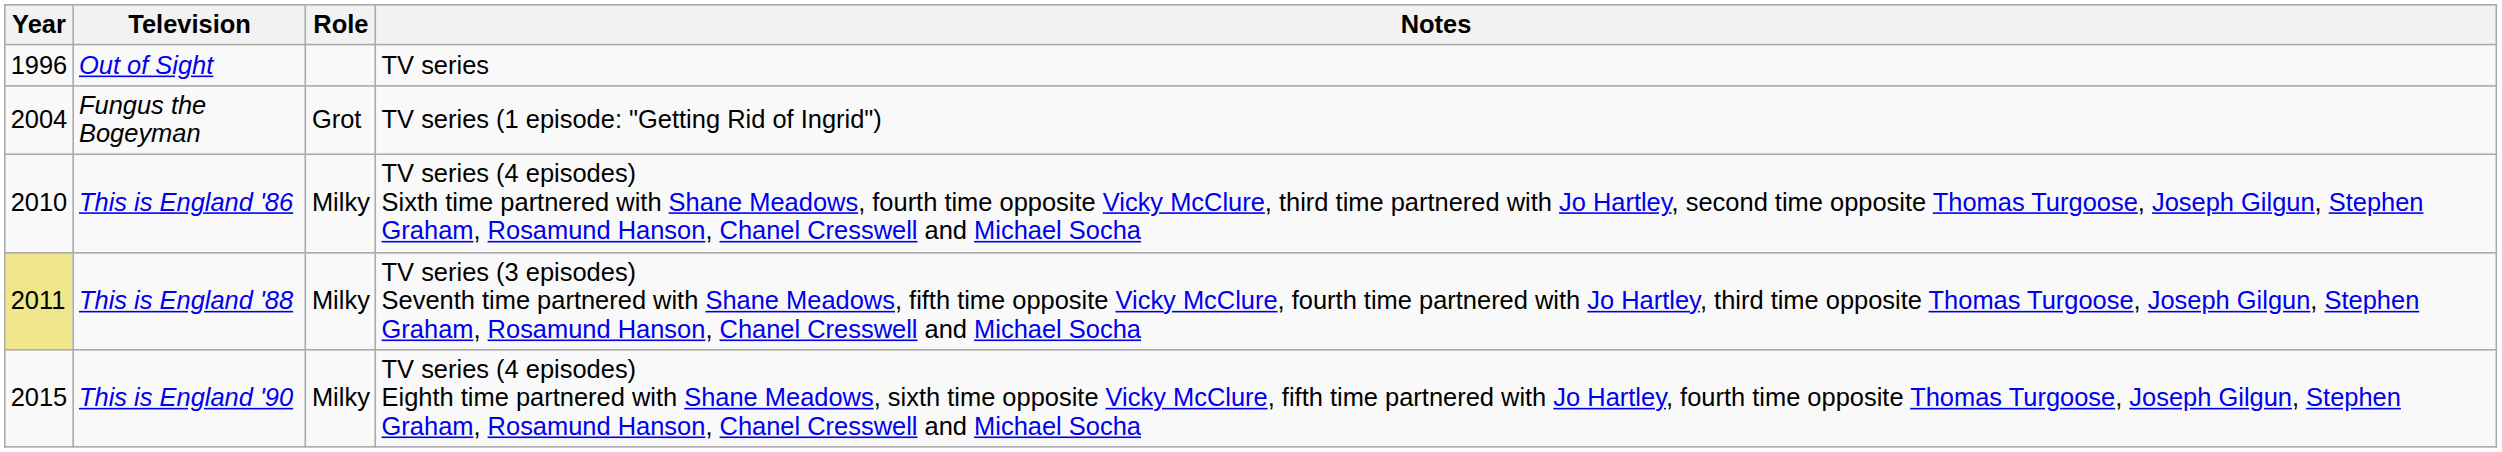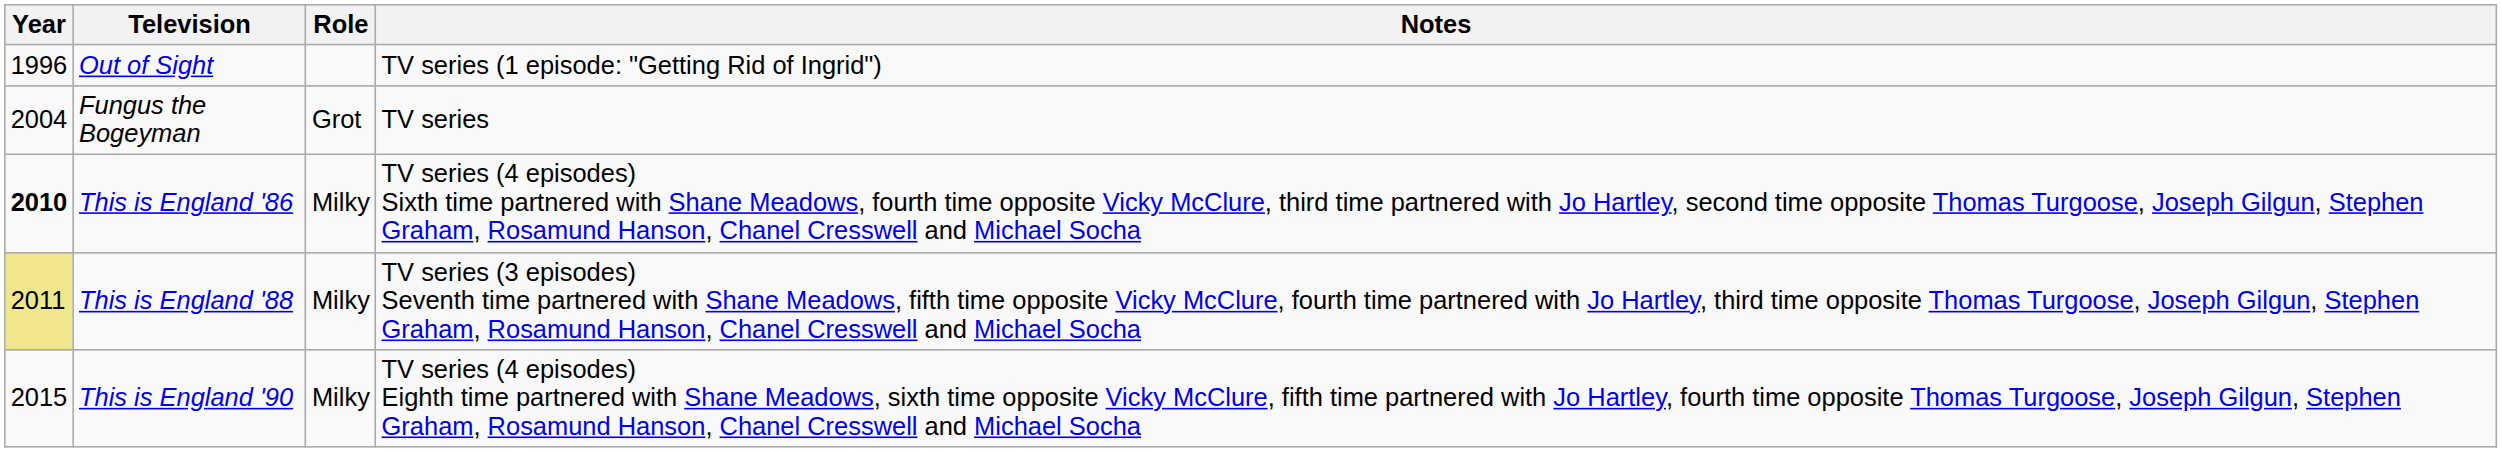(435, 65) TV series -> (632, 65) TV series (1 episode: "Getting Rid of Ingrid")
(632, 119) TV series (1 episode: "Getting Rid of Ingrid") -> (435, 119) TV series
(39, 202) normal -> (39, 202) bold
